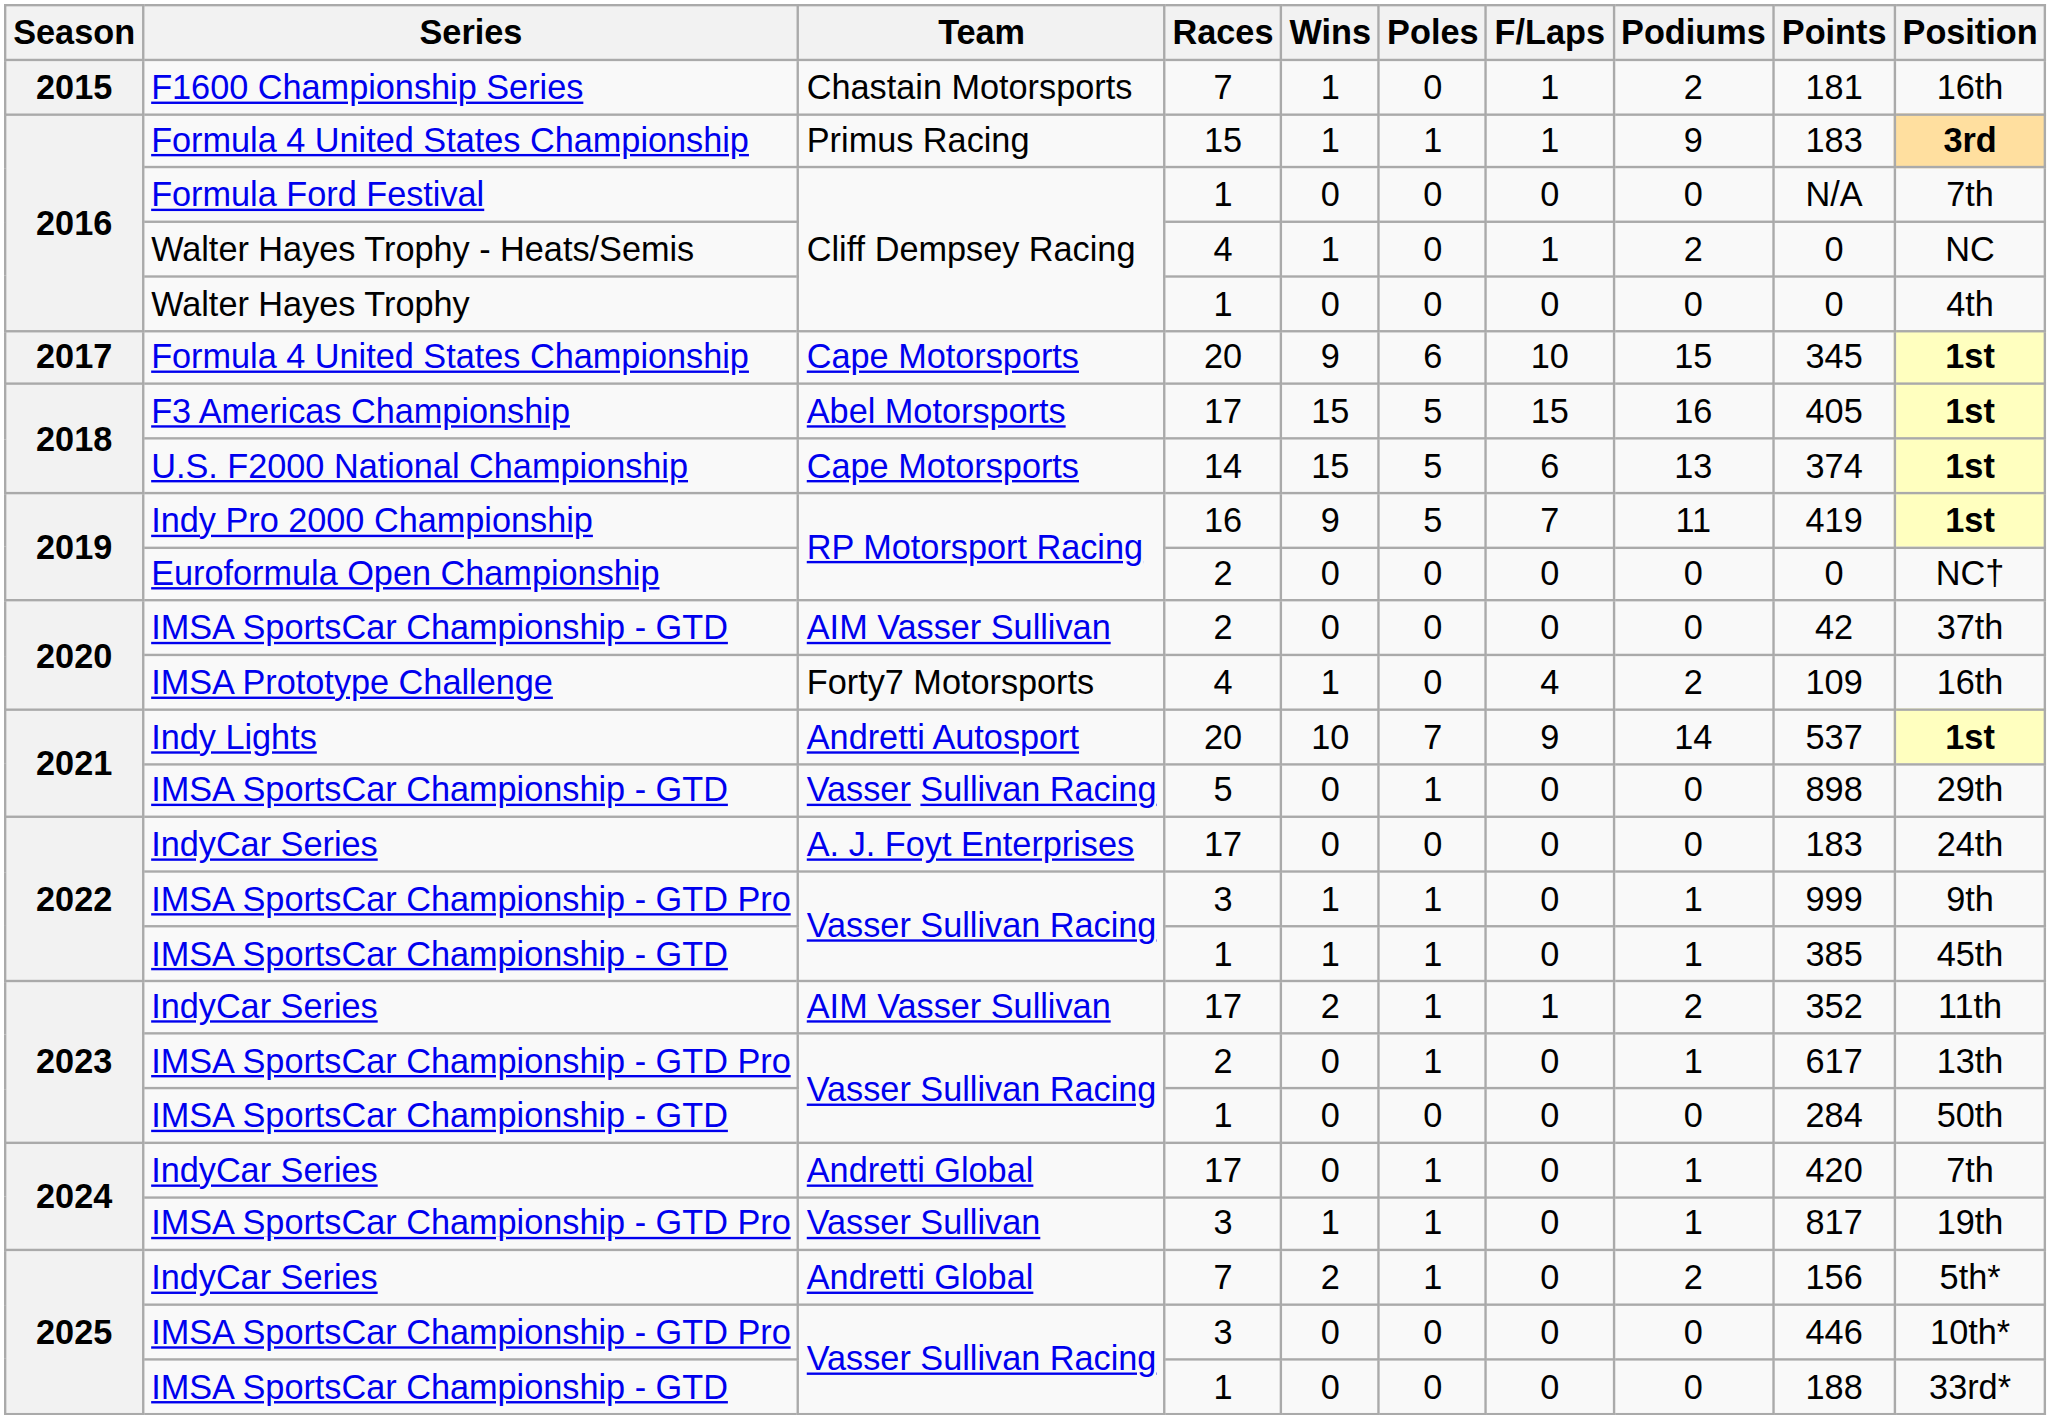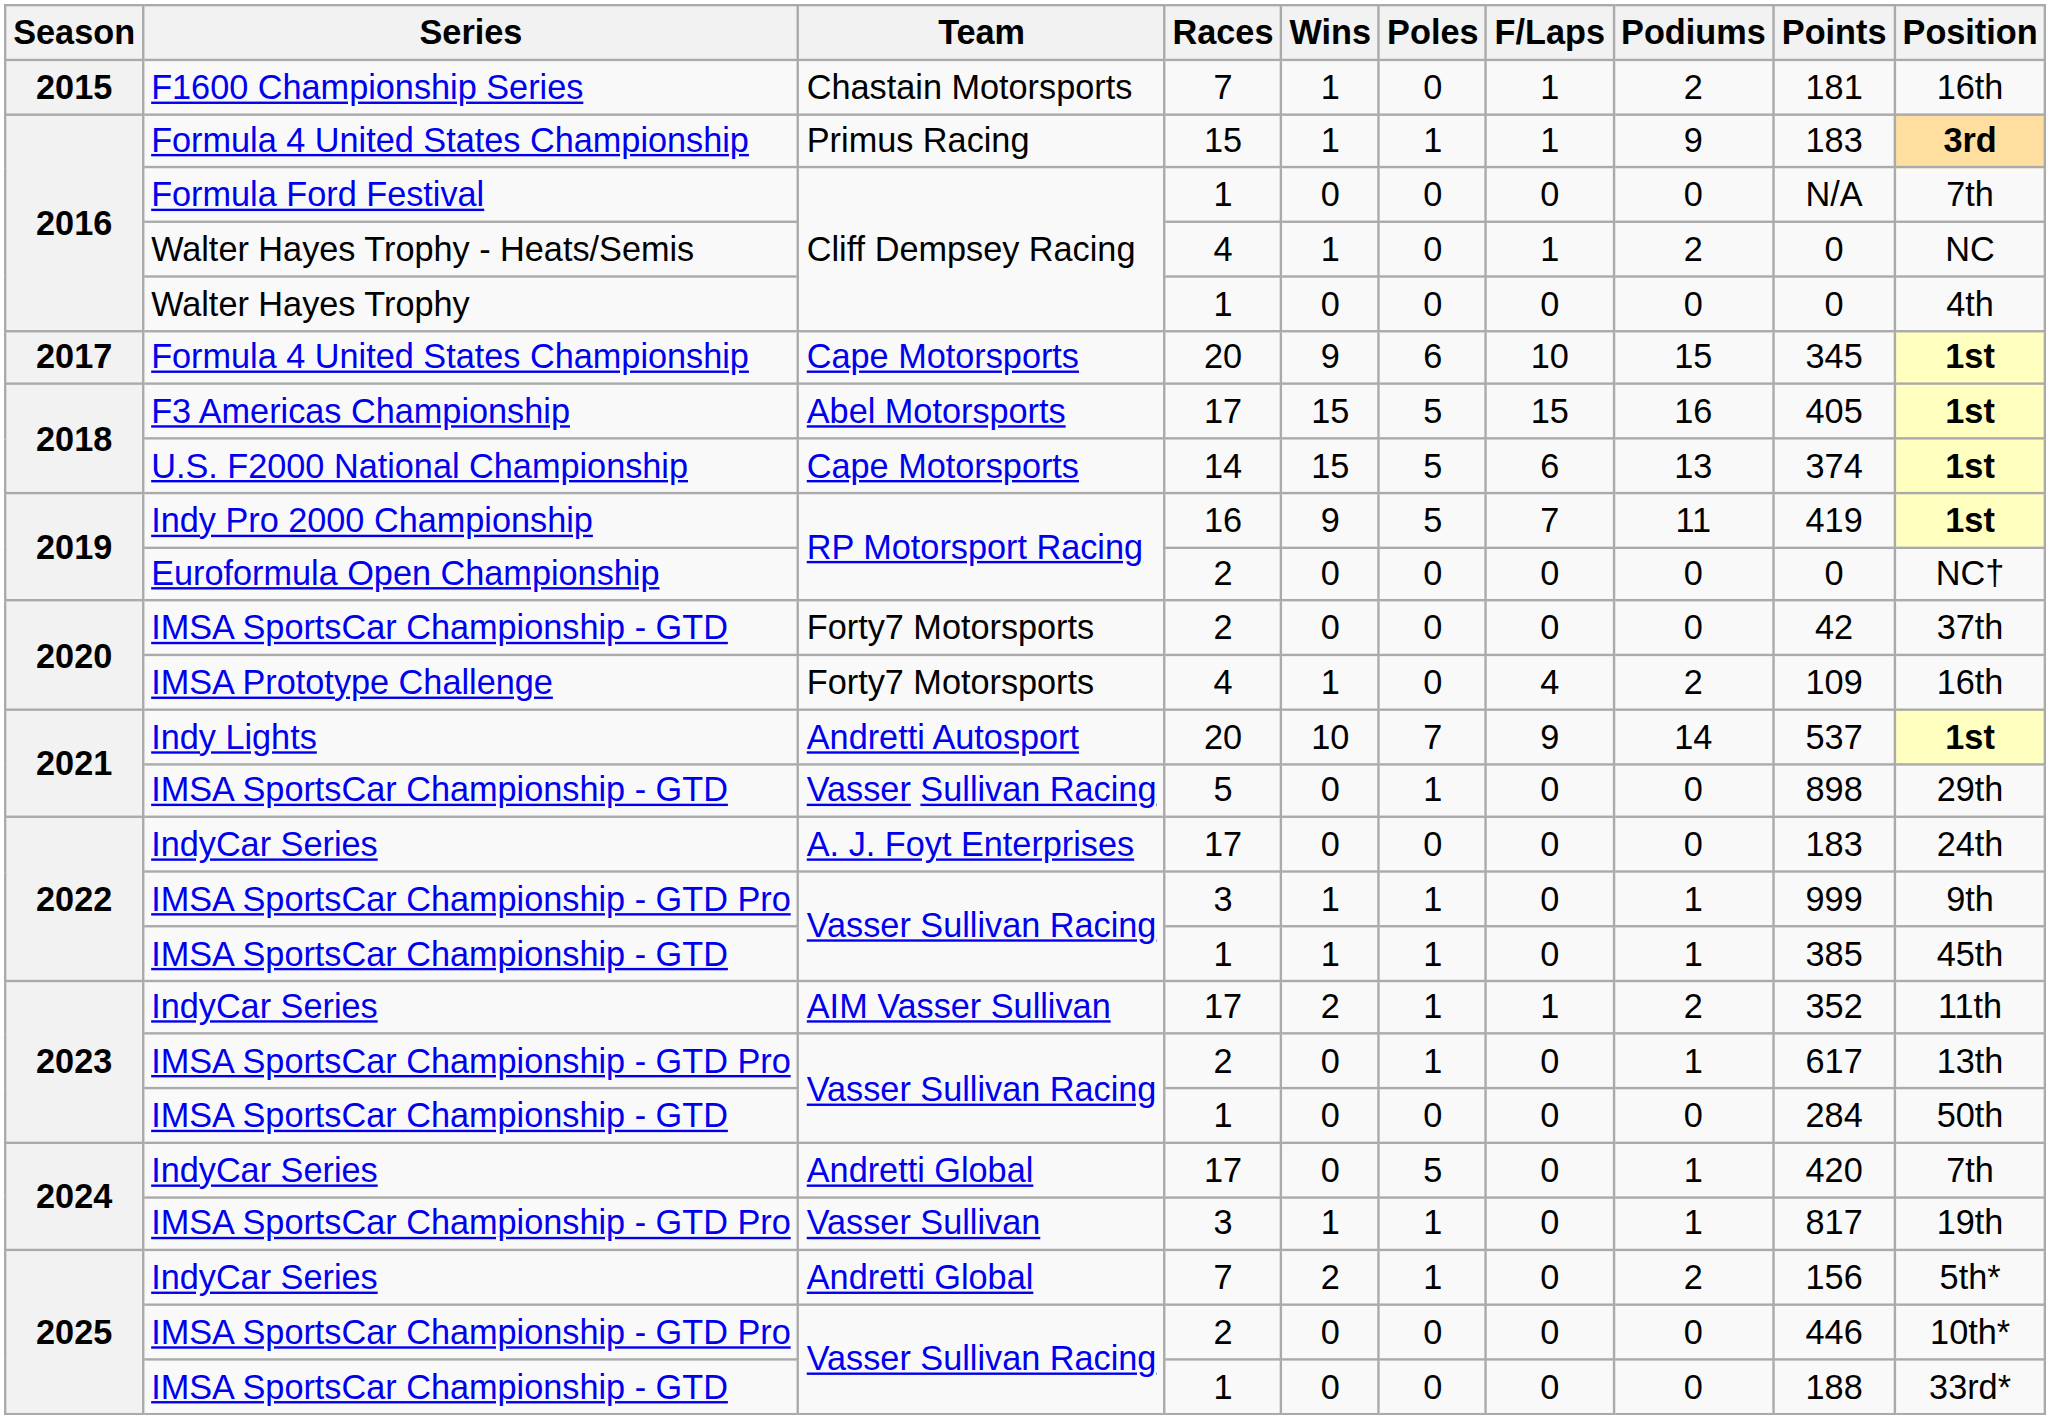(959, 628) AIM Vasser Sullivan -> (950, 628) Forty7 Motorsports
(1433, 1170) 1 -> (1433, 1170) 5
(1223, 1332) 3 -> (1223, 1332) 2
